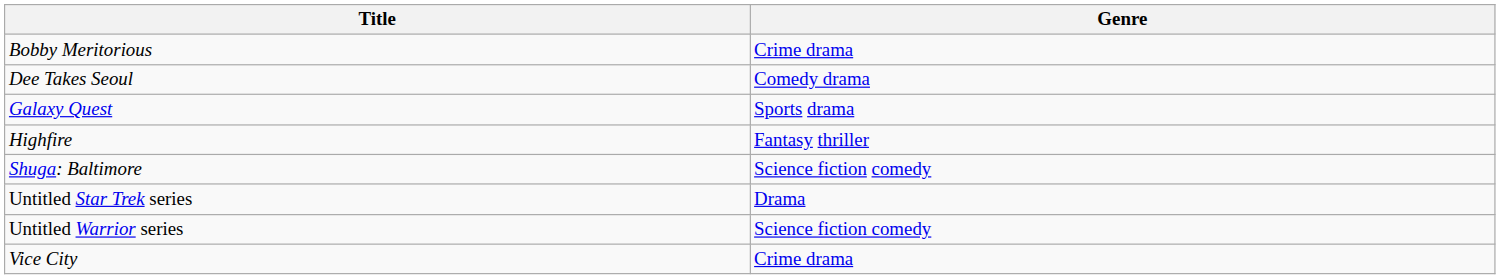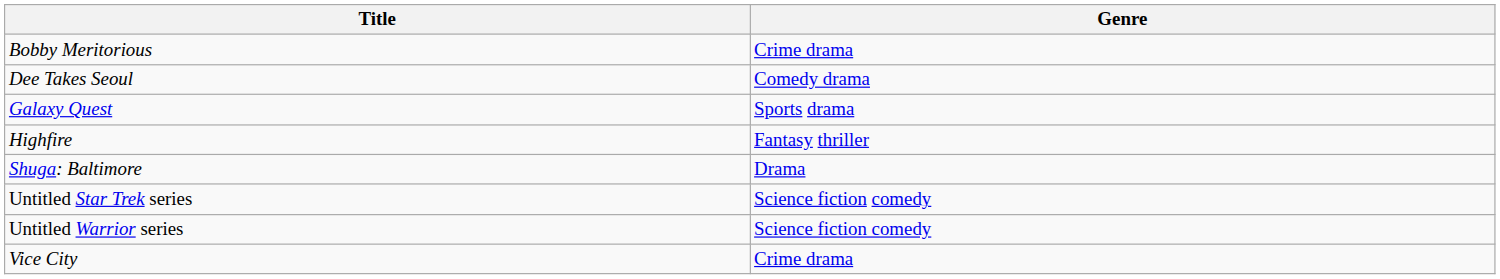(843, 169) Science fiction comedy -> (780, 169) Drama
(780, 199) Drama -> (843, 199) Science fiction comedy
